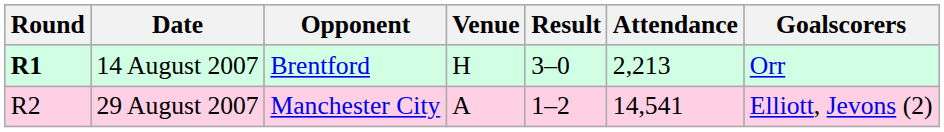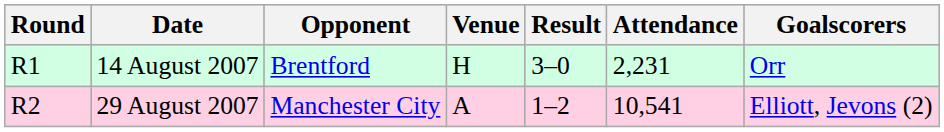(26, 65) bold -> (26, 65) normal
(642, 65) 2,213 -> (642, 65) 2,231
(648, 106) 14,541 -> (648, 106) 10,541
